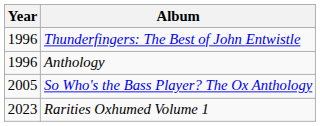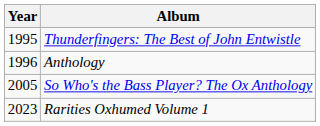(23, 39) 1996 -> (23, 39) 1995
